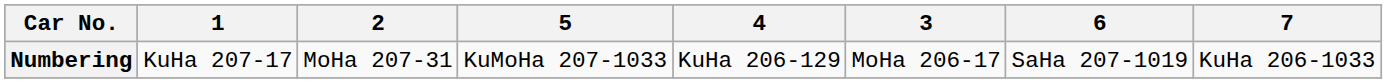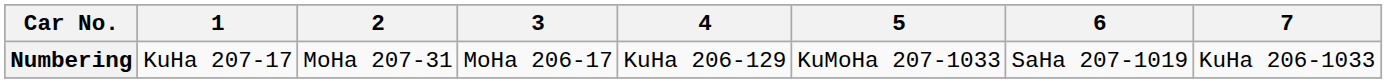columns swapped: (926, 23) <-> (565, 23)
